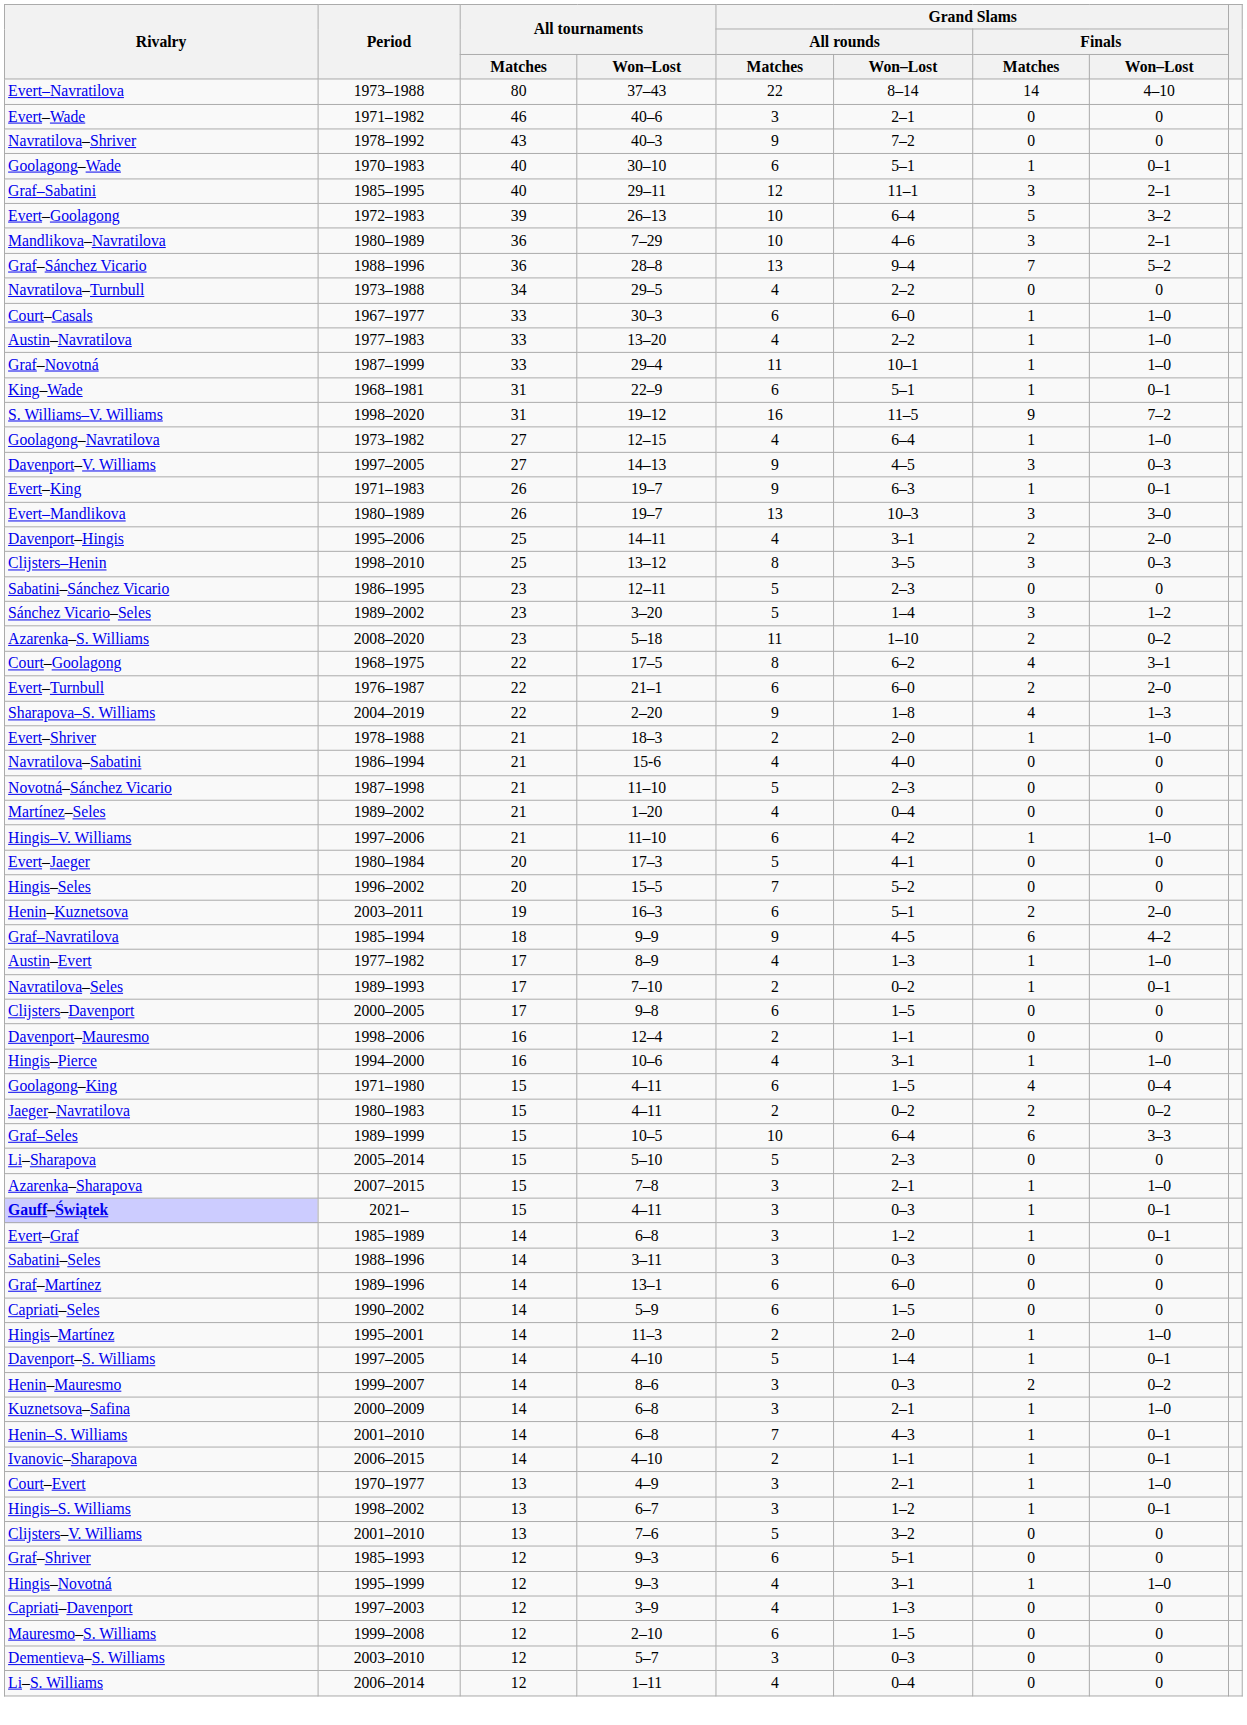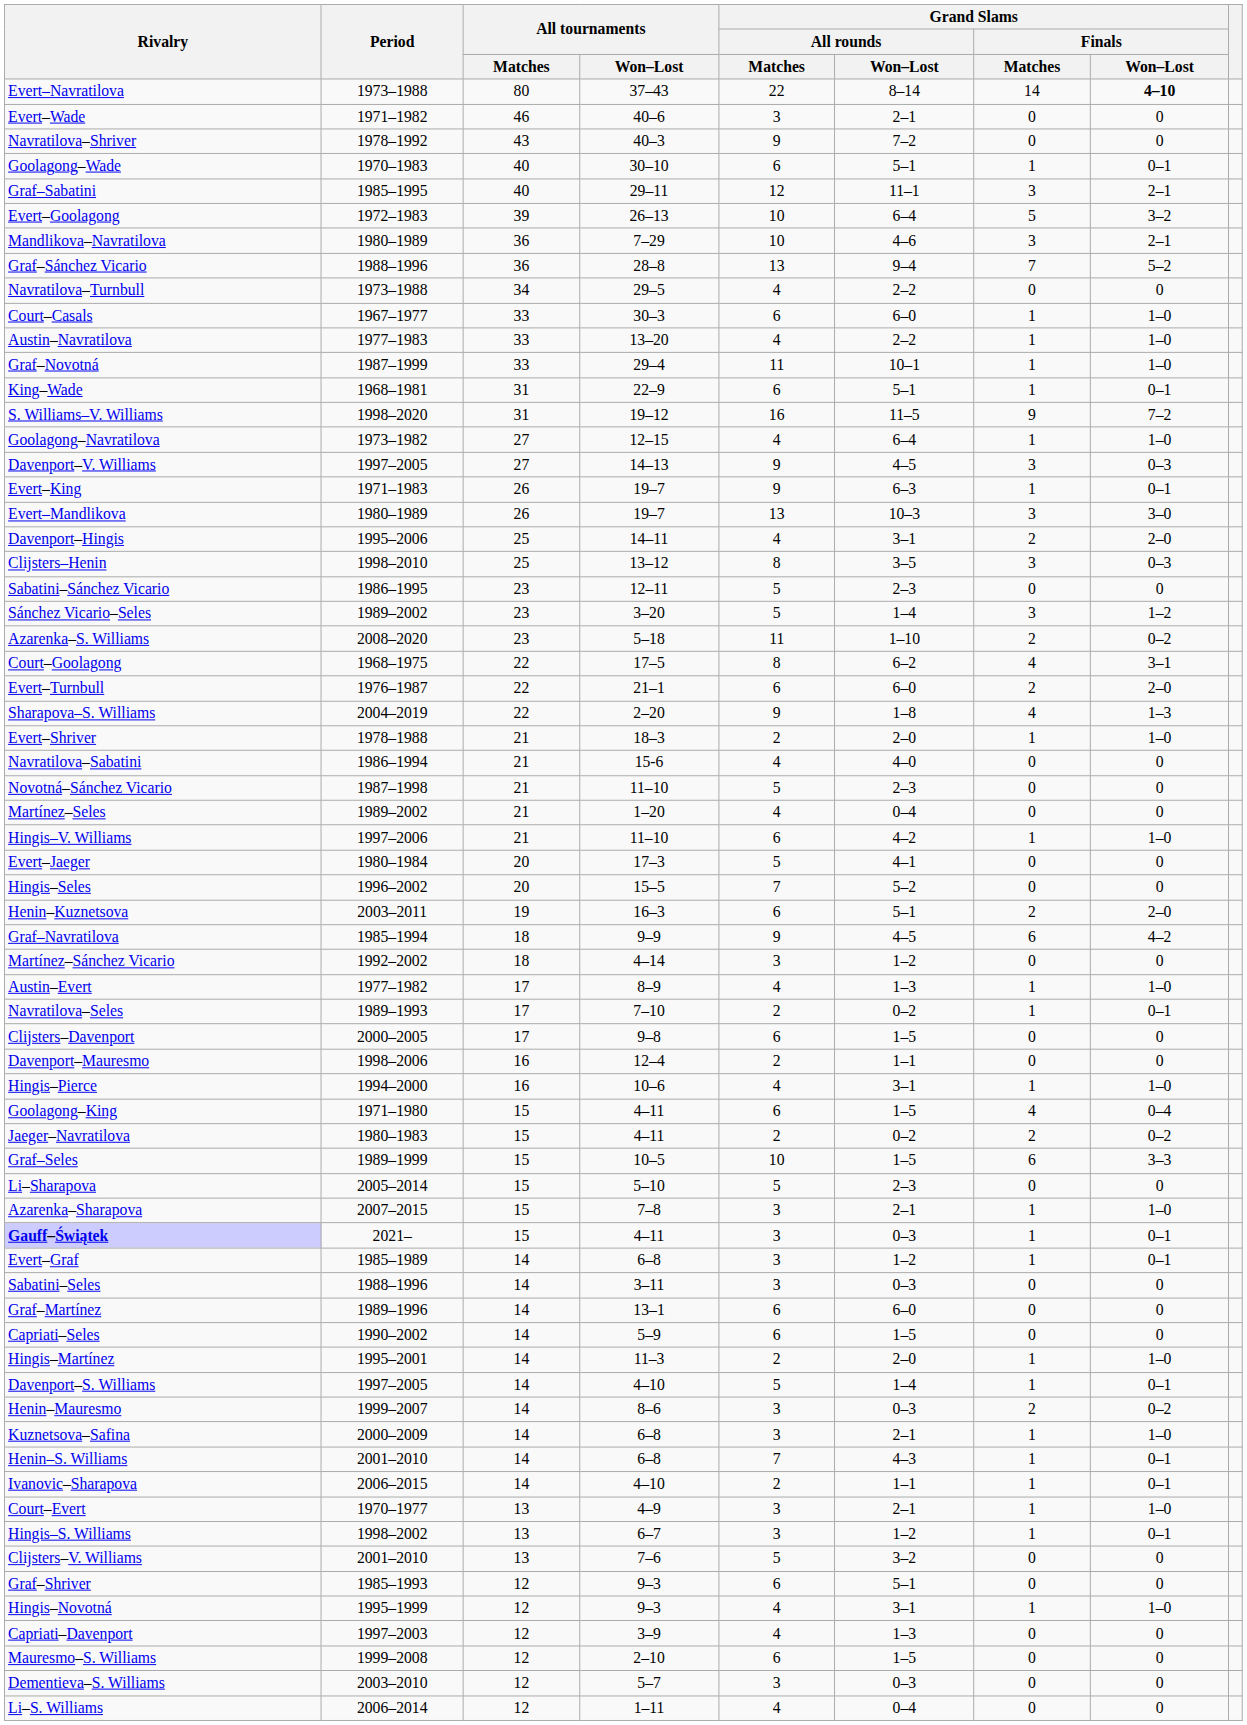(1159, 91) normal -> (1160, 91) bold
+ row: (91, 961)
(903, 1135) 6–4 -> (904, 1160) 1–5
